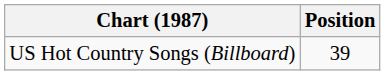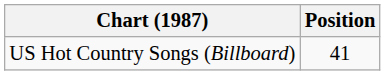(340, 53) 39 -> (340, 53) 41
